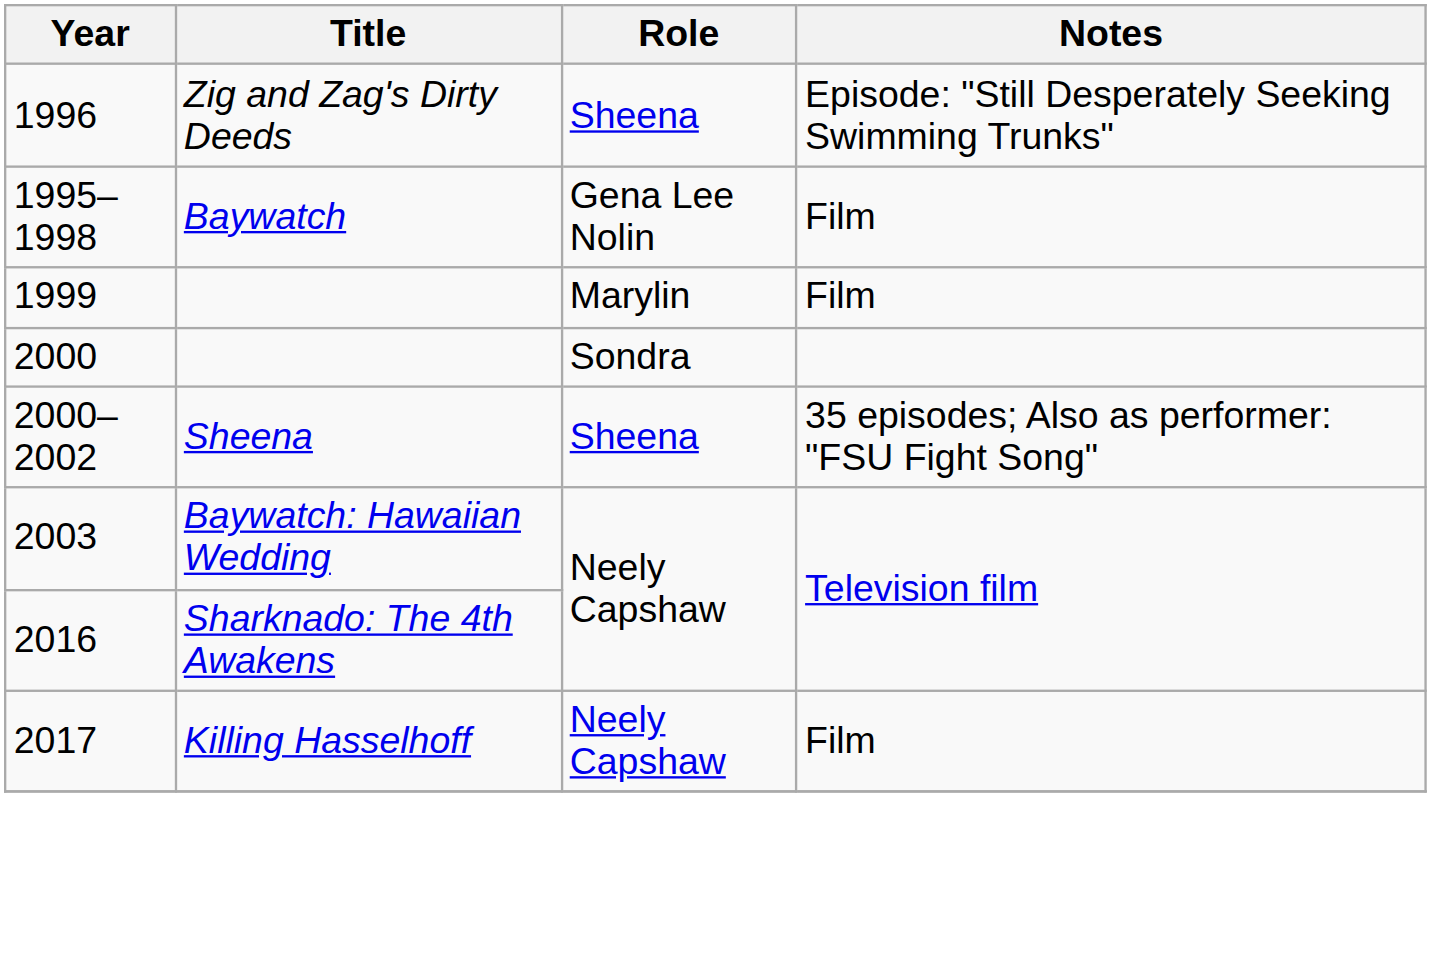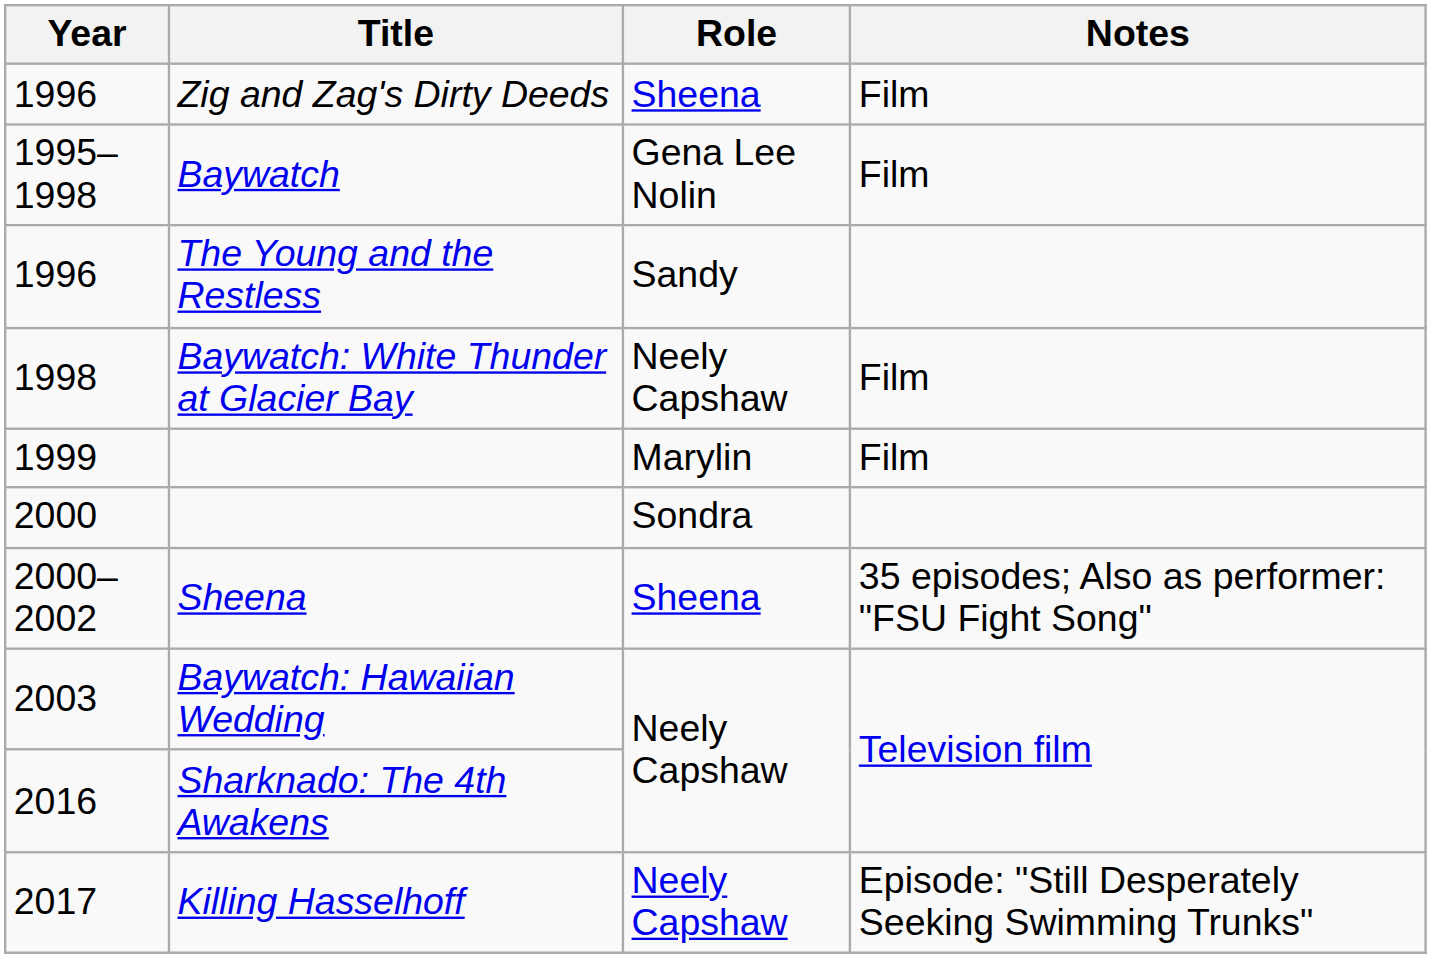(1098, 114) Episode: "Still Desperately Seeking Swimming Trunks" -> (894, 93) Film
+ row: (55, 275)
+ row: (55, 376)
(840, 740) Film -> (1086, 901) Episode: "Still Desperately Seeking Swimming Trunks"
